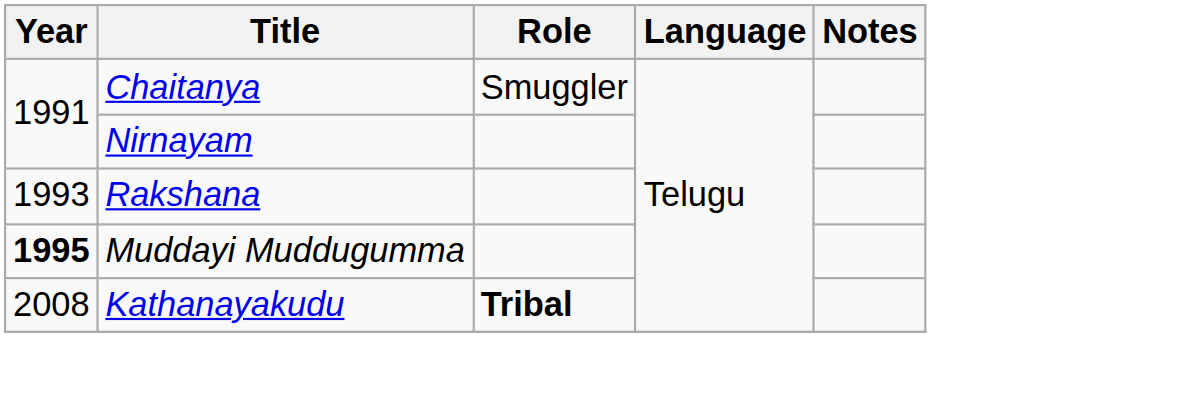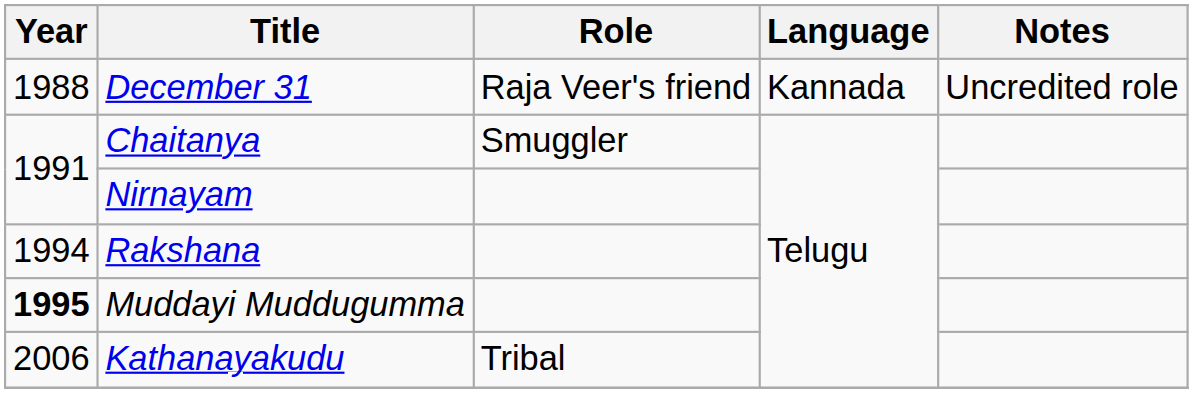+ row: (209, 86)
(51, 195) 1993 -> (51, 250) 1994
(51, 304) 2008 -> (51, 359) 2006
(527, 304) bold -> (523, 359) normal
